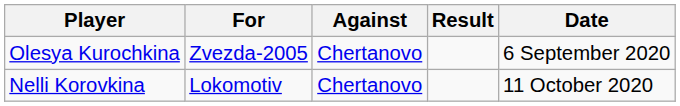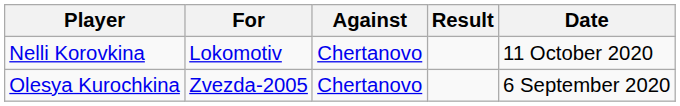rows swapped: (95, 52) <-> (77, 85)
